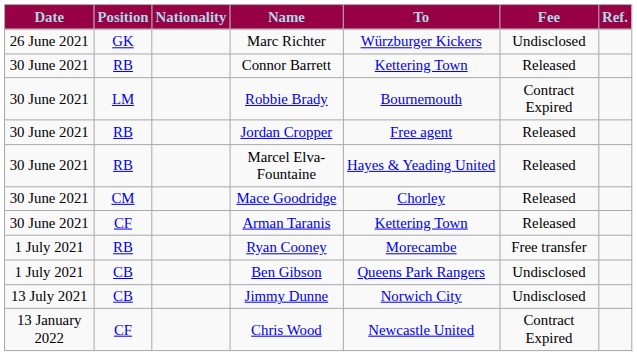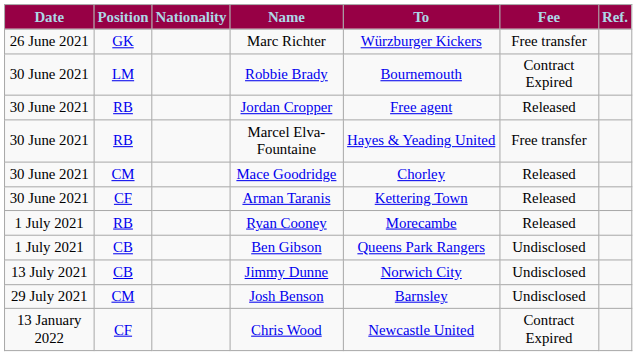(549, 41) Undisclosed -> (549, 41) Free transfer
- row: (286, 66)
(549, 165) Released -> (549, 141) Free transfer
(549, 247) Free transfer -> (549, 223) Released
+ row: (286, 296)
